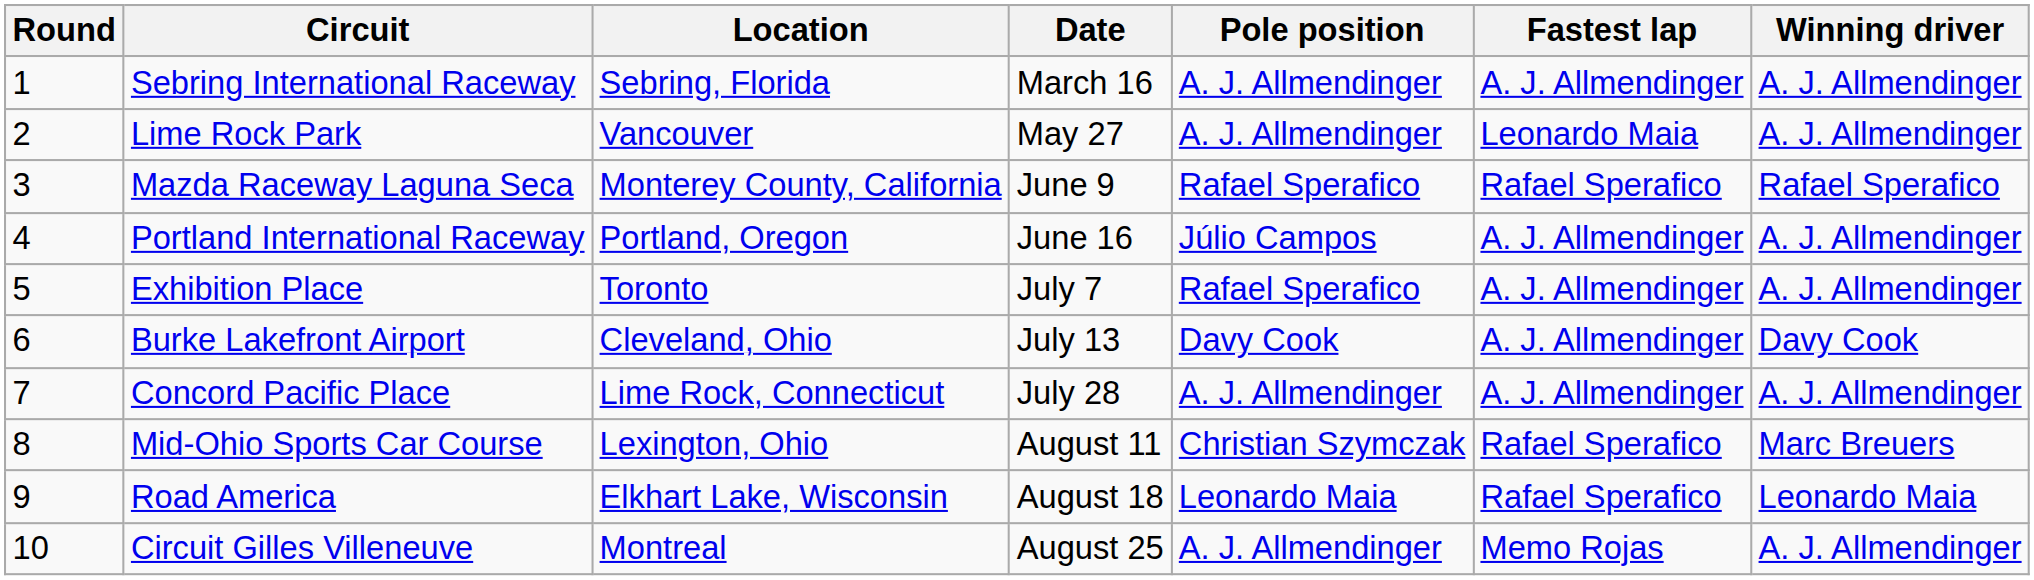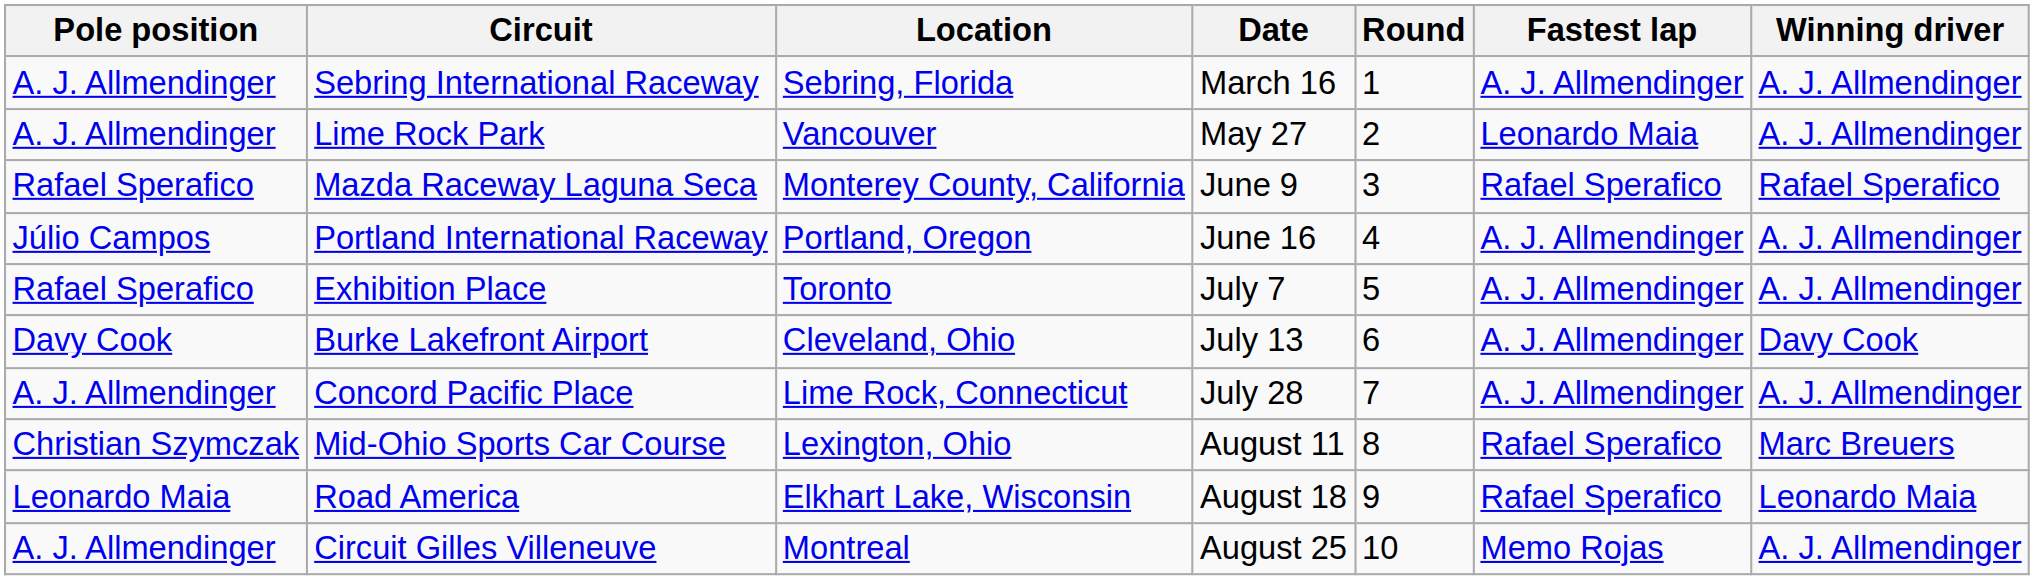columns swapped: (64, 30) <-> (1322, 30)
